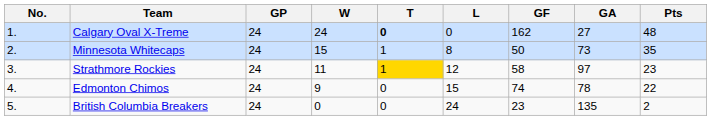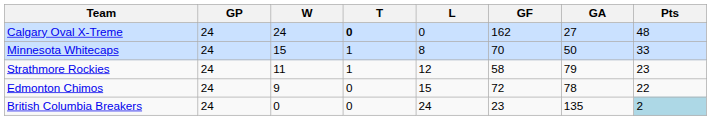- column: (37, 13)
(518, 50) 50 -> (498, 50) 70
(584, 50) 73 -> (570, 50) 50
(650, 50) 35 -> (643, 50) 33
(383, 69) gold background -> (349, 69) no background
(584, 69) 97 -> (570, 69) 79
(518, 87) 74 -> (498, 87) 72
(646, 106) no background -> (640, 106) lightblue background
